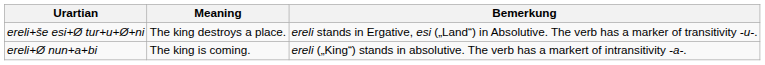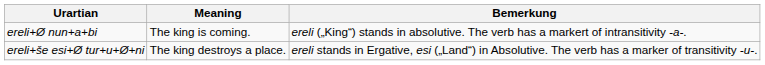rows swapped: (52, 50) <-> (76, 32)
